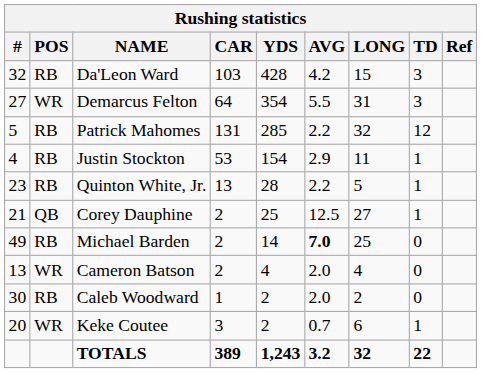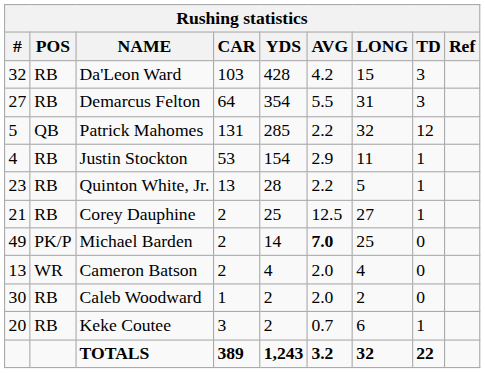(48, 102) WR -> (46, 102) RB
(46, 130) RB -> (47, 130) QB
(47, 213) QB -> (46, 213) RB
(46, 241) RB -> (53, 241) PK/P
(48, 325) WR -> (46, 325) RB
